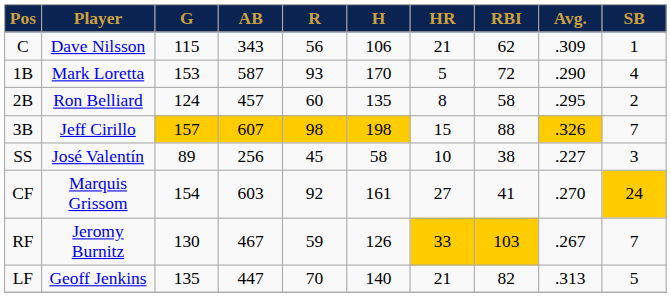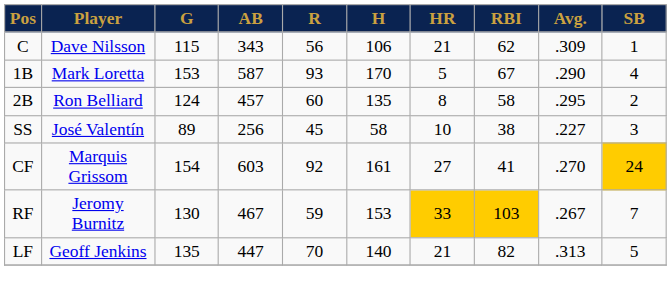(506, 73) 72 -> (506, 73) 67
- row: (23, 128)
(379, 241) 126 -> (379, 213) 153
